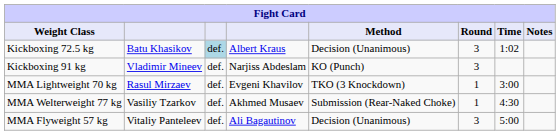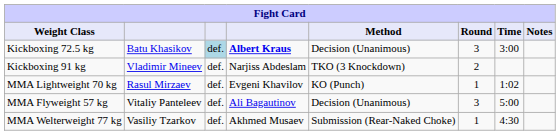(257, 49) normal -> (260, 49) bold
(509, 49) 1:02 -> (509, 49) 3:00
(338, 67) KO (Punch) -> (358, 67) TKO (3 Knockdown)
(476, 67) 3 -> (476, 67) 2
(358, 84) TKO (3 Knockdown) -> (338, 84) KO (Punch)
(509, 84) 3:00 -> (509, 84) 1:02
rows swapped: (57, 120) <-> (64, 102)
